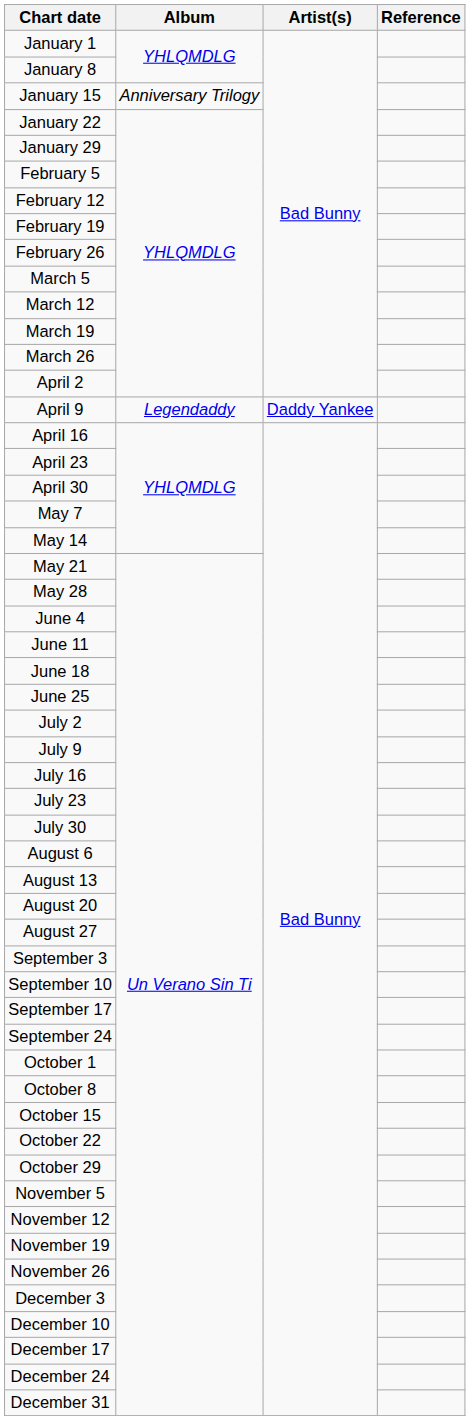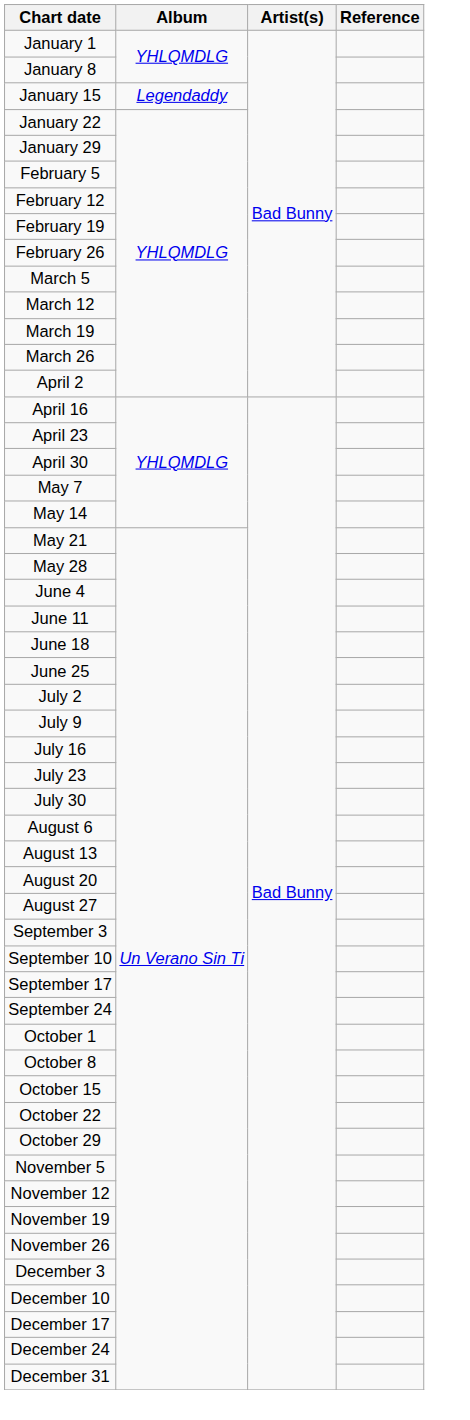(189, 95) Anniversary Trilogy -> (182, 95) Legendaddy
- row: (60, 409)
